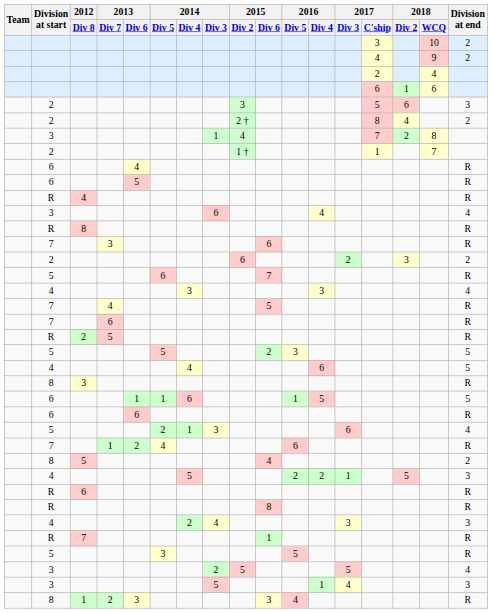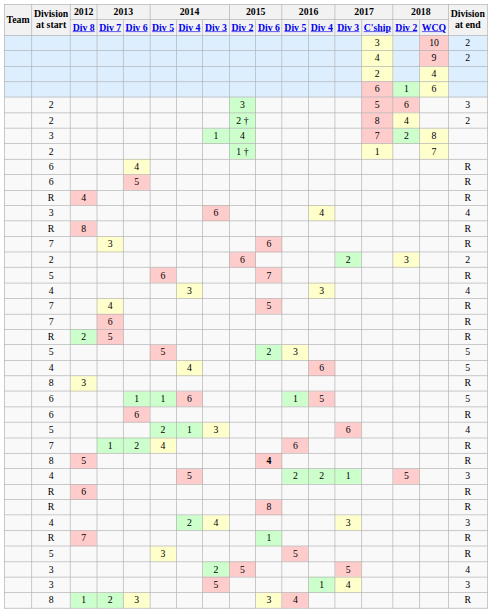(269, 461) normal -> (269, 461) bold
(468, 461) 2 -> (468, 461) R
